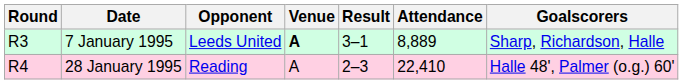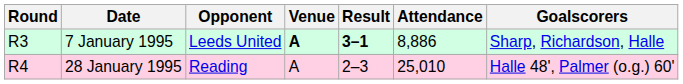(355, 41) normal -> (355, 41) bold
(417, 41) 8,889 -> (417, 41) 8,886
(421, 66) 22,410 -> (421, 66) 25,010
